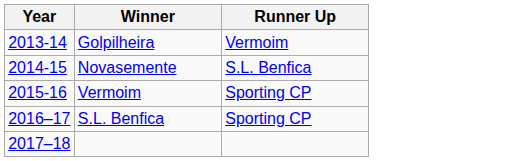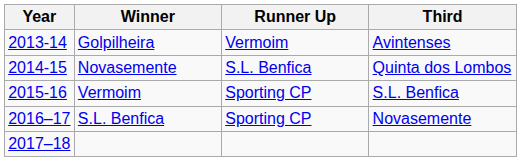+ column: (443, 17)
